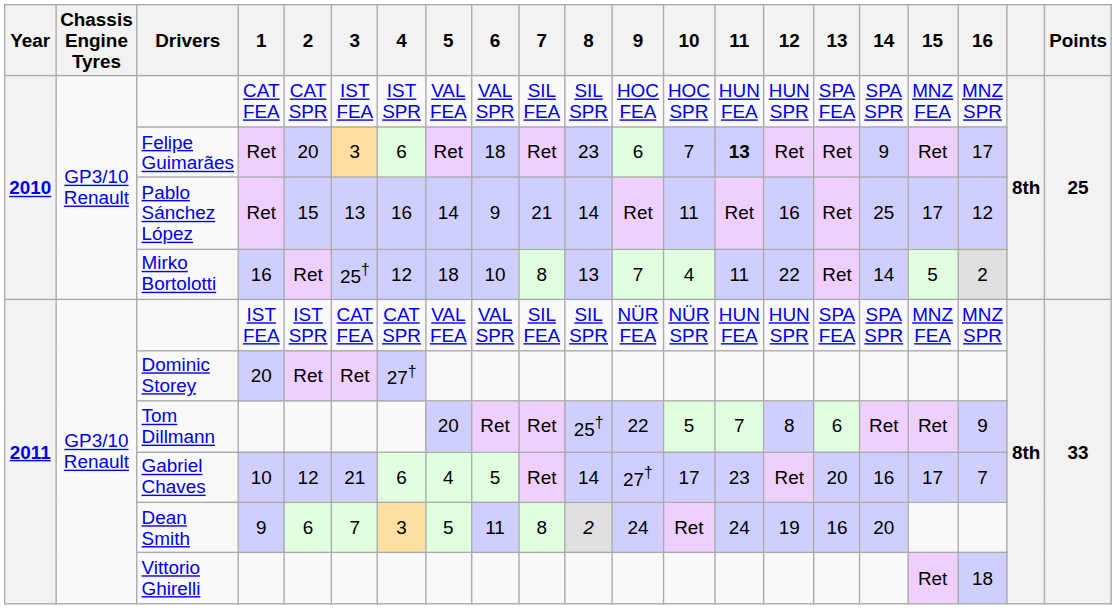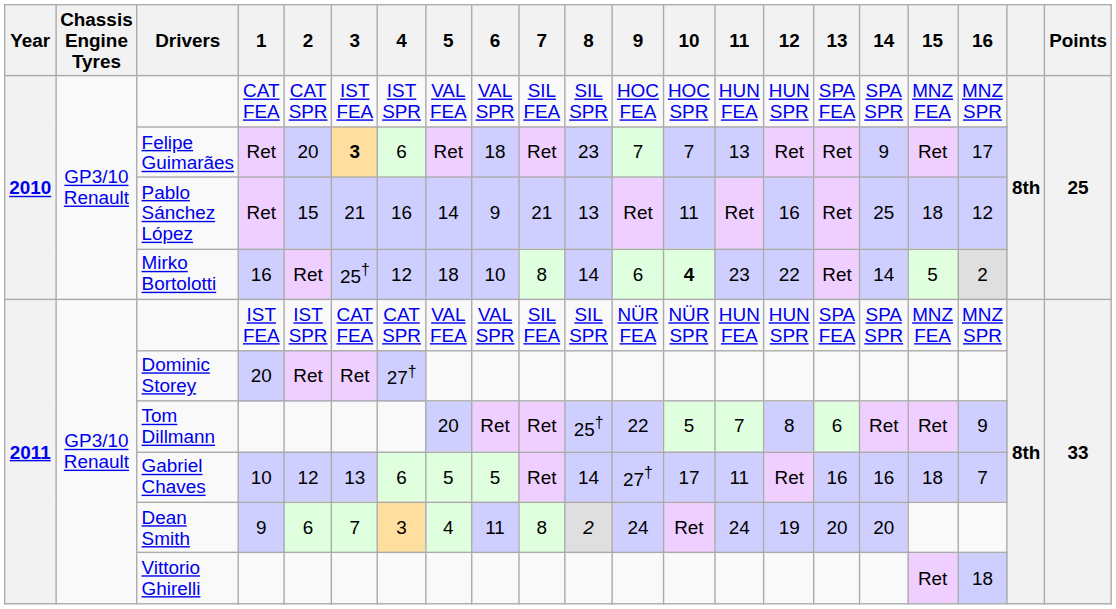(355, 152) normal -> (355, 152) bold
(638, 152) 6 -> (638, 152) 7
(739, 152) bold -> (739, 152) normal
(355, 213) 13 -> (355, 213) 21
(589, 213) 14 -> (589, 213) 13
(933, 213) 17 -> (933, 213) 18
(589, 274) 13 -> (589, 274) 14
(638, 274) 7 -> (638, 274) 6
(689, 274) normal -> (689, 274) bold
(739, 274) 11 -> (739, 274) 23
(355, 476) 21 -> (355, 476) 13
(448, 476) 4 -> (448, 476) 5
(739, 476) 23 -> (739, 476) 11
(837, 476) 20 -> (837, 476) 16
(933, 476) 17 -> (933, 476) 18
(448, 527) 5 -> (448, 527) 4
(837, 527) 16 -> (837, 527) 20
